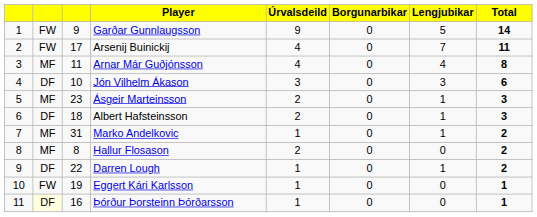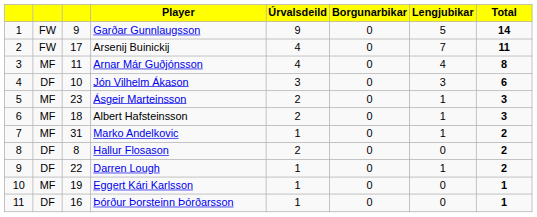(48, 116) DF -> (48, 116) MF
(48, 151) MF -> (48, 151) DF
(48, 185) FW -> (48, 185) MF
(48, 202) lightyellow background -> (48, 202) no background
